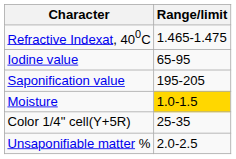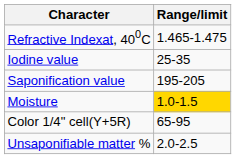(173, 60) 65-95 -> (173, 60) 25-35
(173, 122) 25-35 -> (173, 122) 65-95
